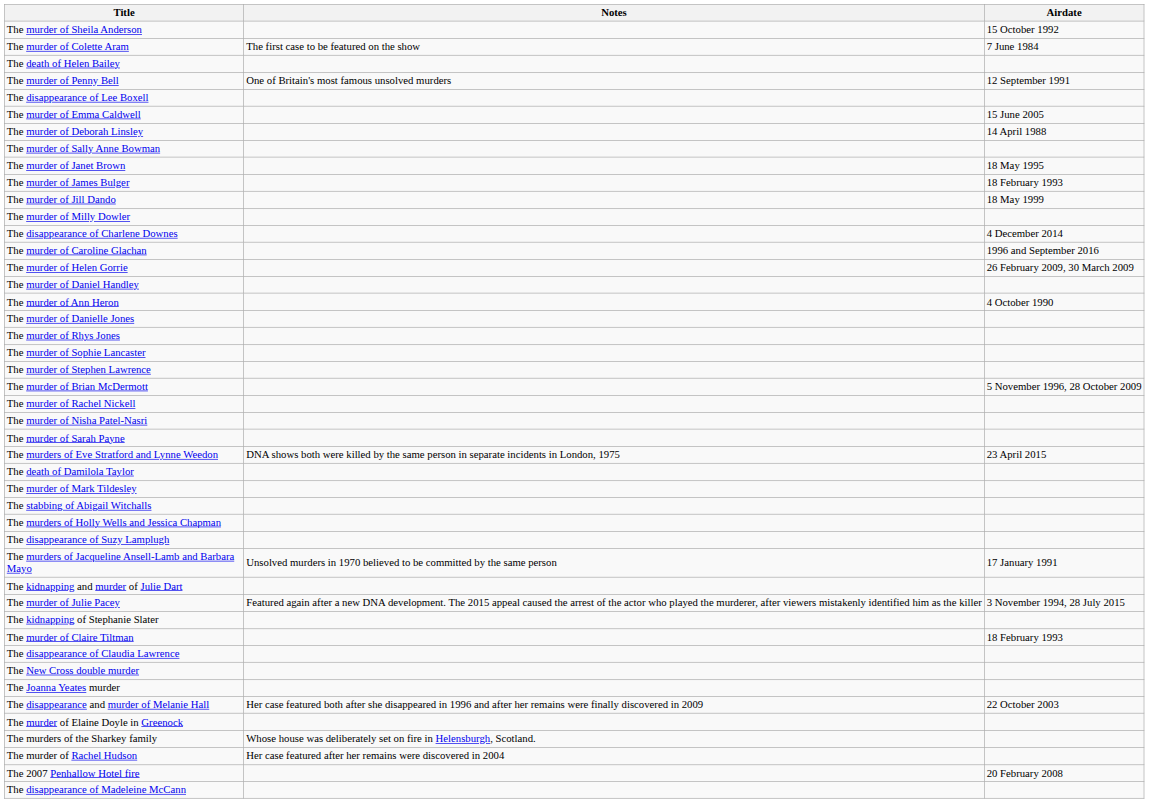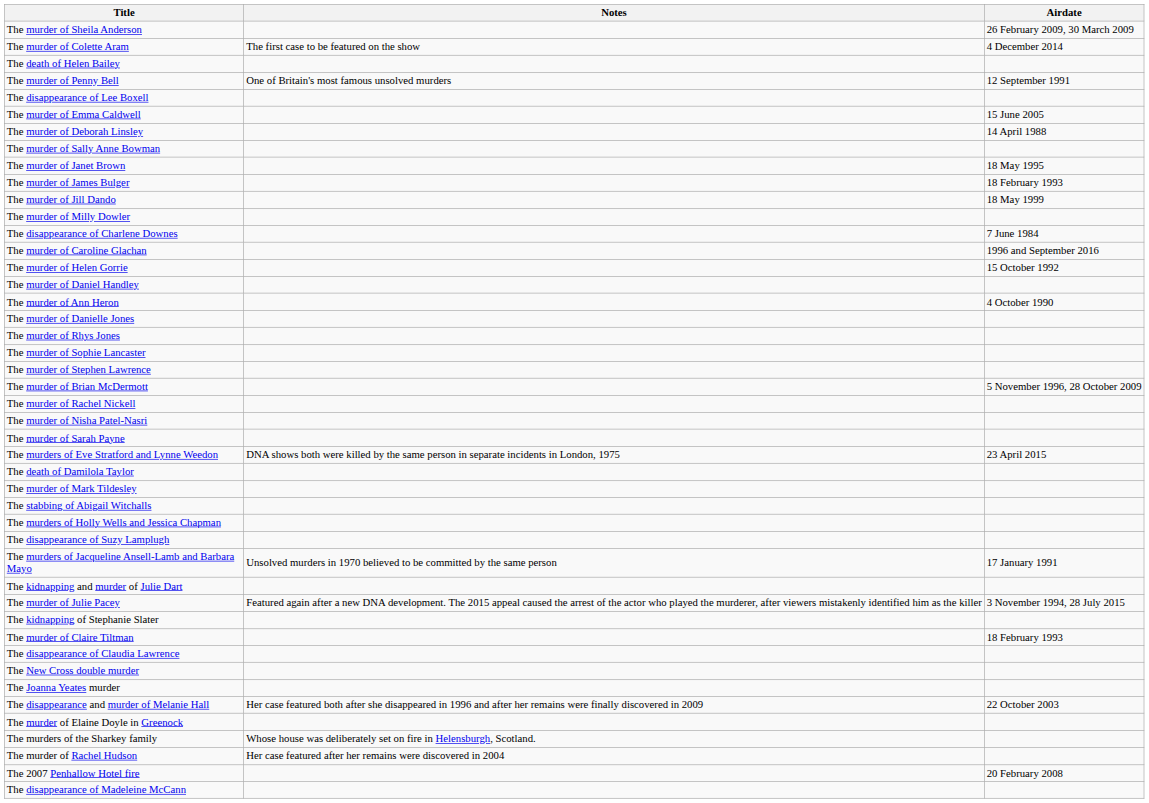(1023, 30) 15 October 1992 -> (1060, 30) 26 February 2009, 30 March 2009
(1013, 47) 7 June 1984 -> (1025, 47) 4 December 2014
(1025, 234) 4 December 2014 -> (1013, 234) 7 June 1984
(1060, 268) 26 February 2009, 30 March 2009 -> (1023, 268) 15 October 1992
